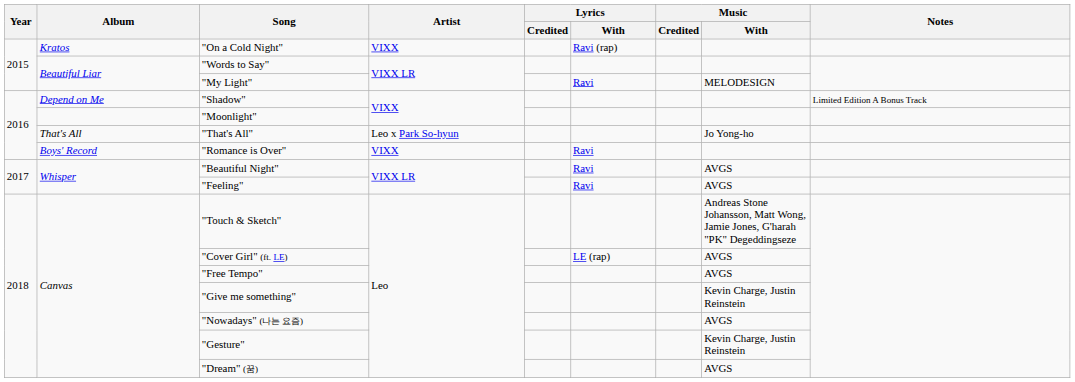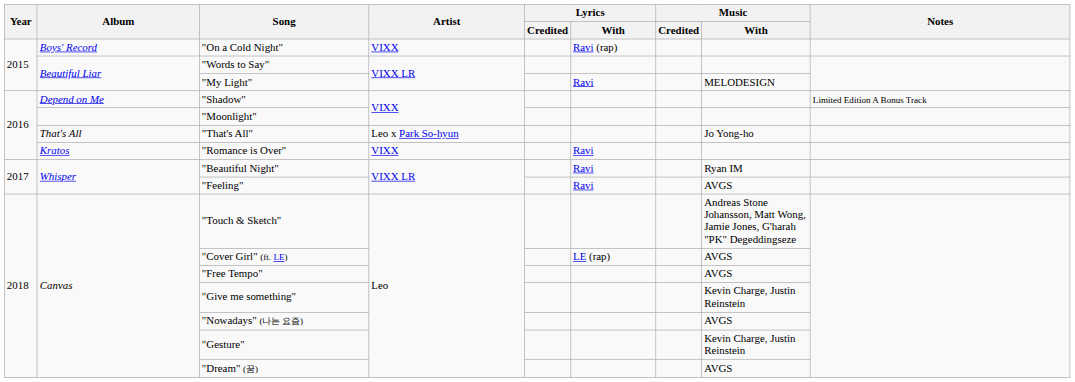(55, 47) Kratos -> (68, 47) Boys' Record
(68, 151) Boys' Record -> (55, 151) Kratos
(718, 168) AVGS -> (723, 168) Ryan IM
